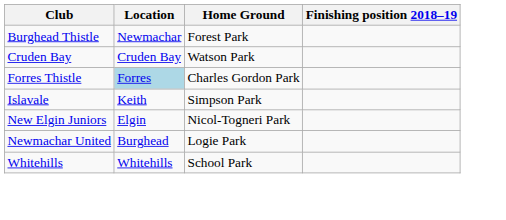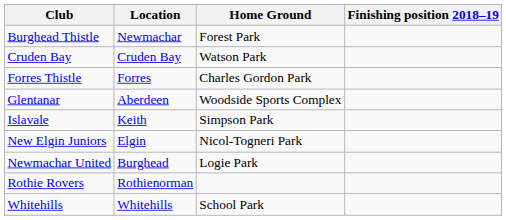(134, 78) lightblue background -> (134, 78) no background
+ row: (34, 99)
+ row: (46, 183)
